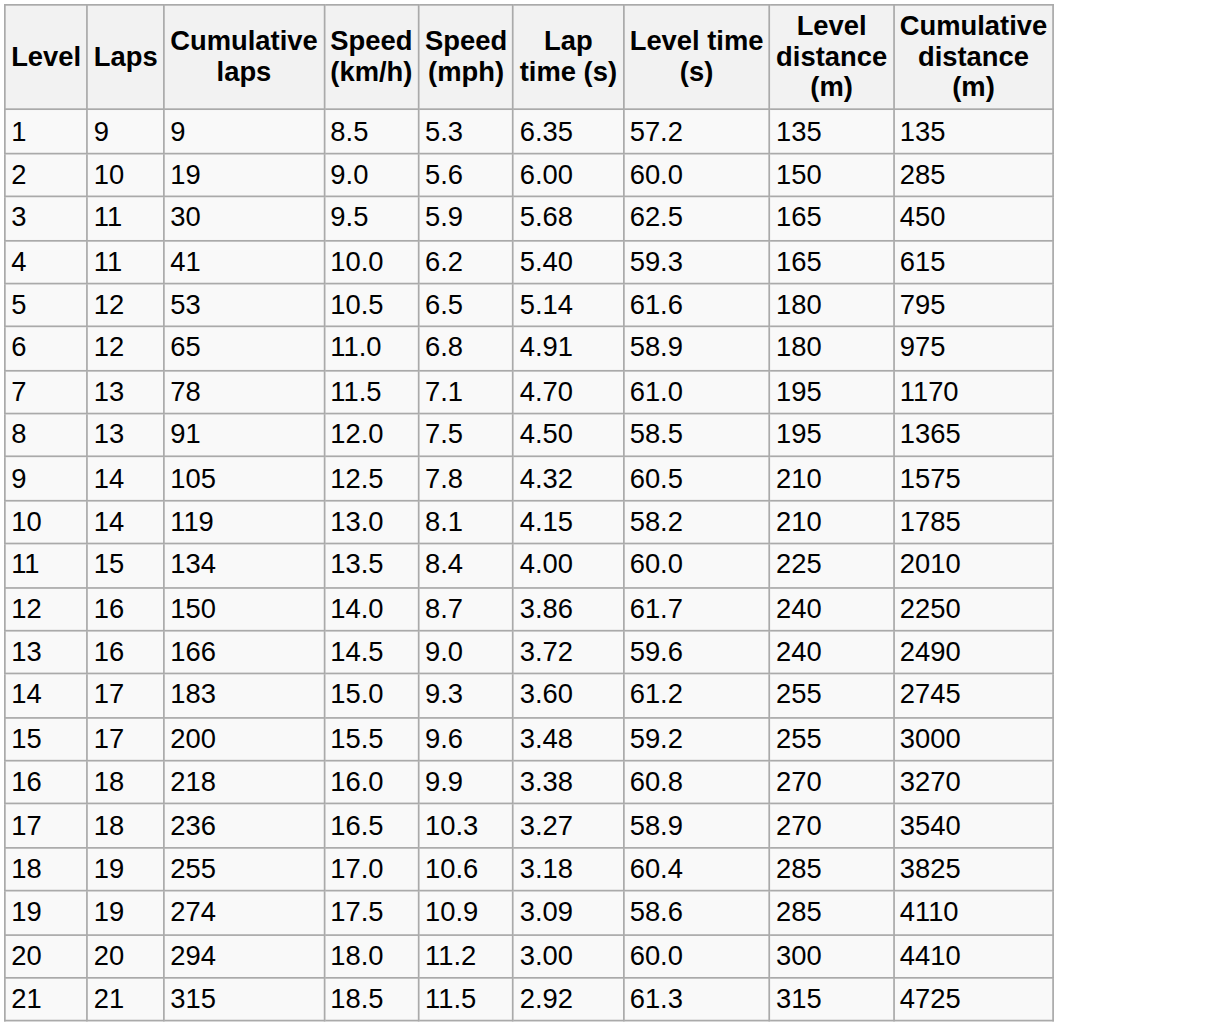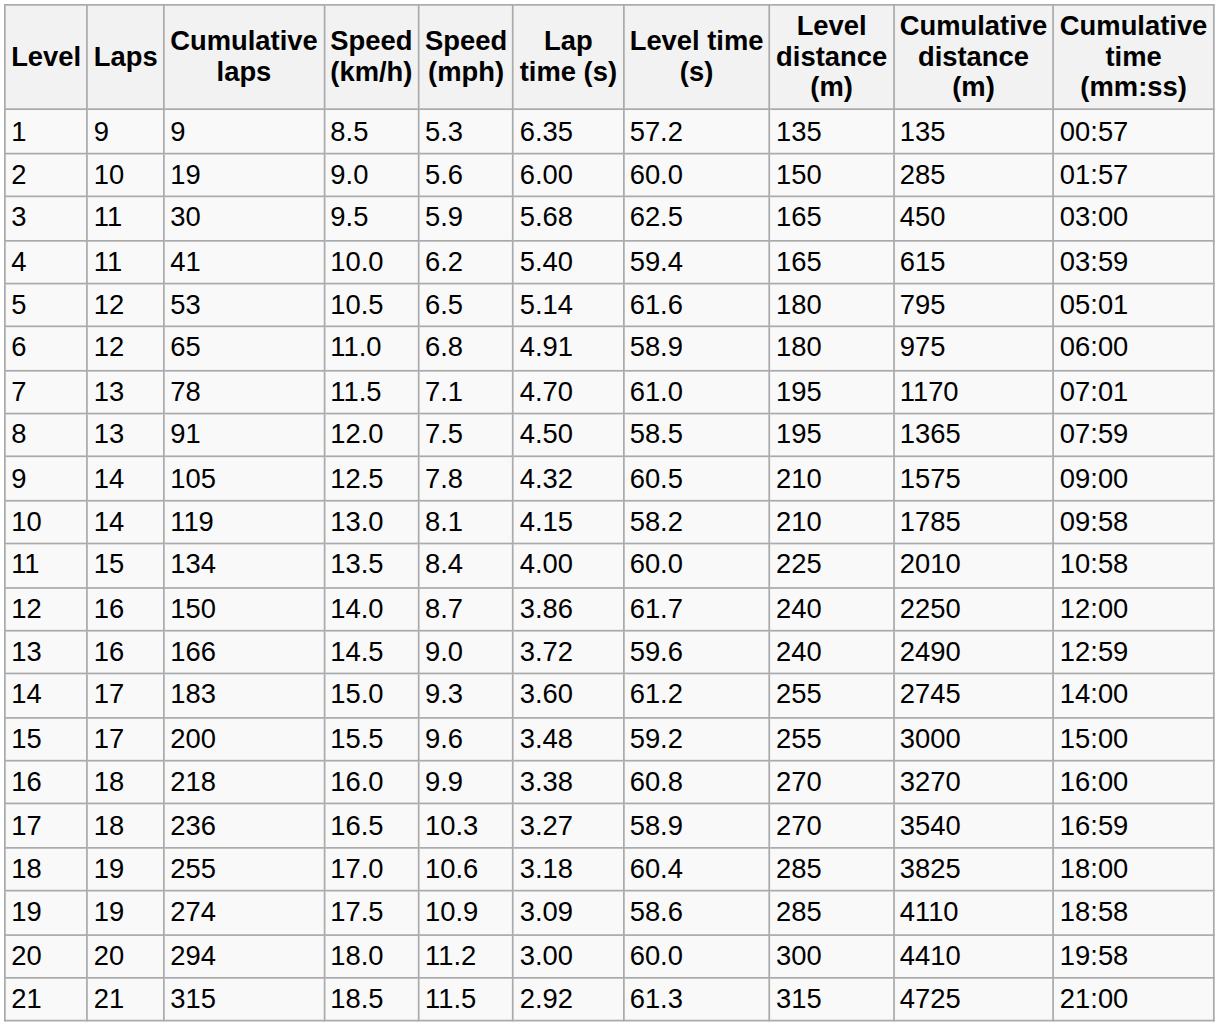+ column: (1134, 56)
(656, 261) 59.3 -> (656, 261) 59.4
